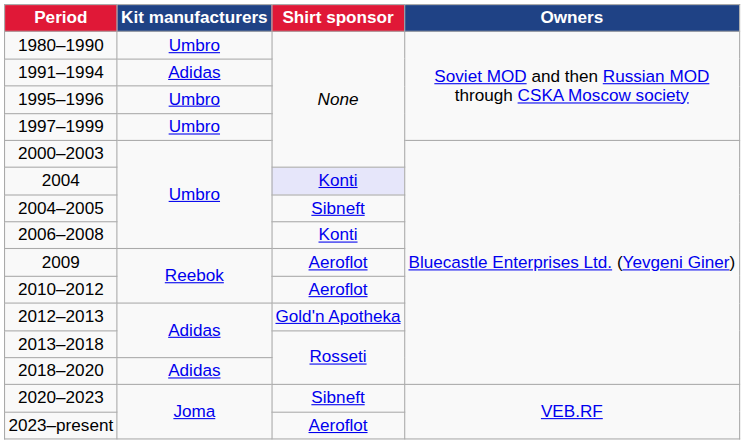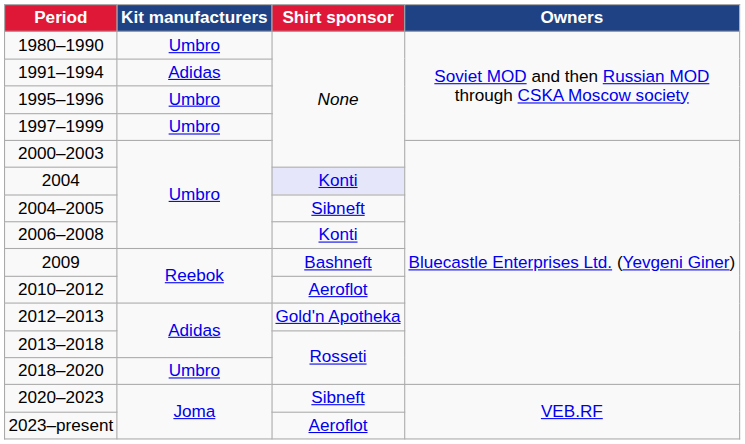(338, 262) Aeroflot -> (338, 262) Bashneft
(194, 371) Adidas -> (194, 371) Umbro
